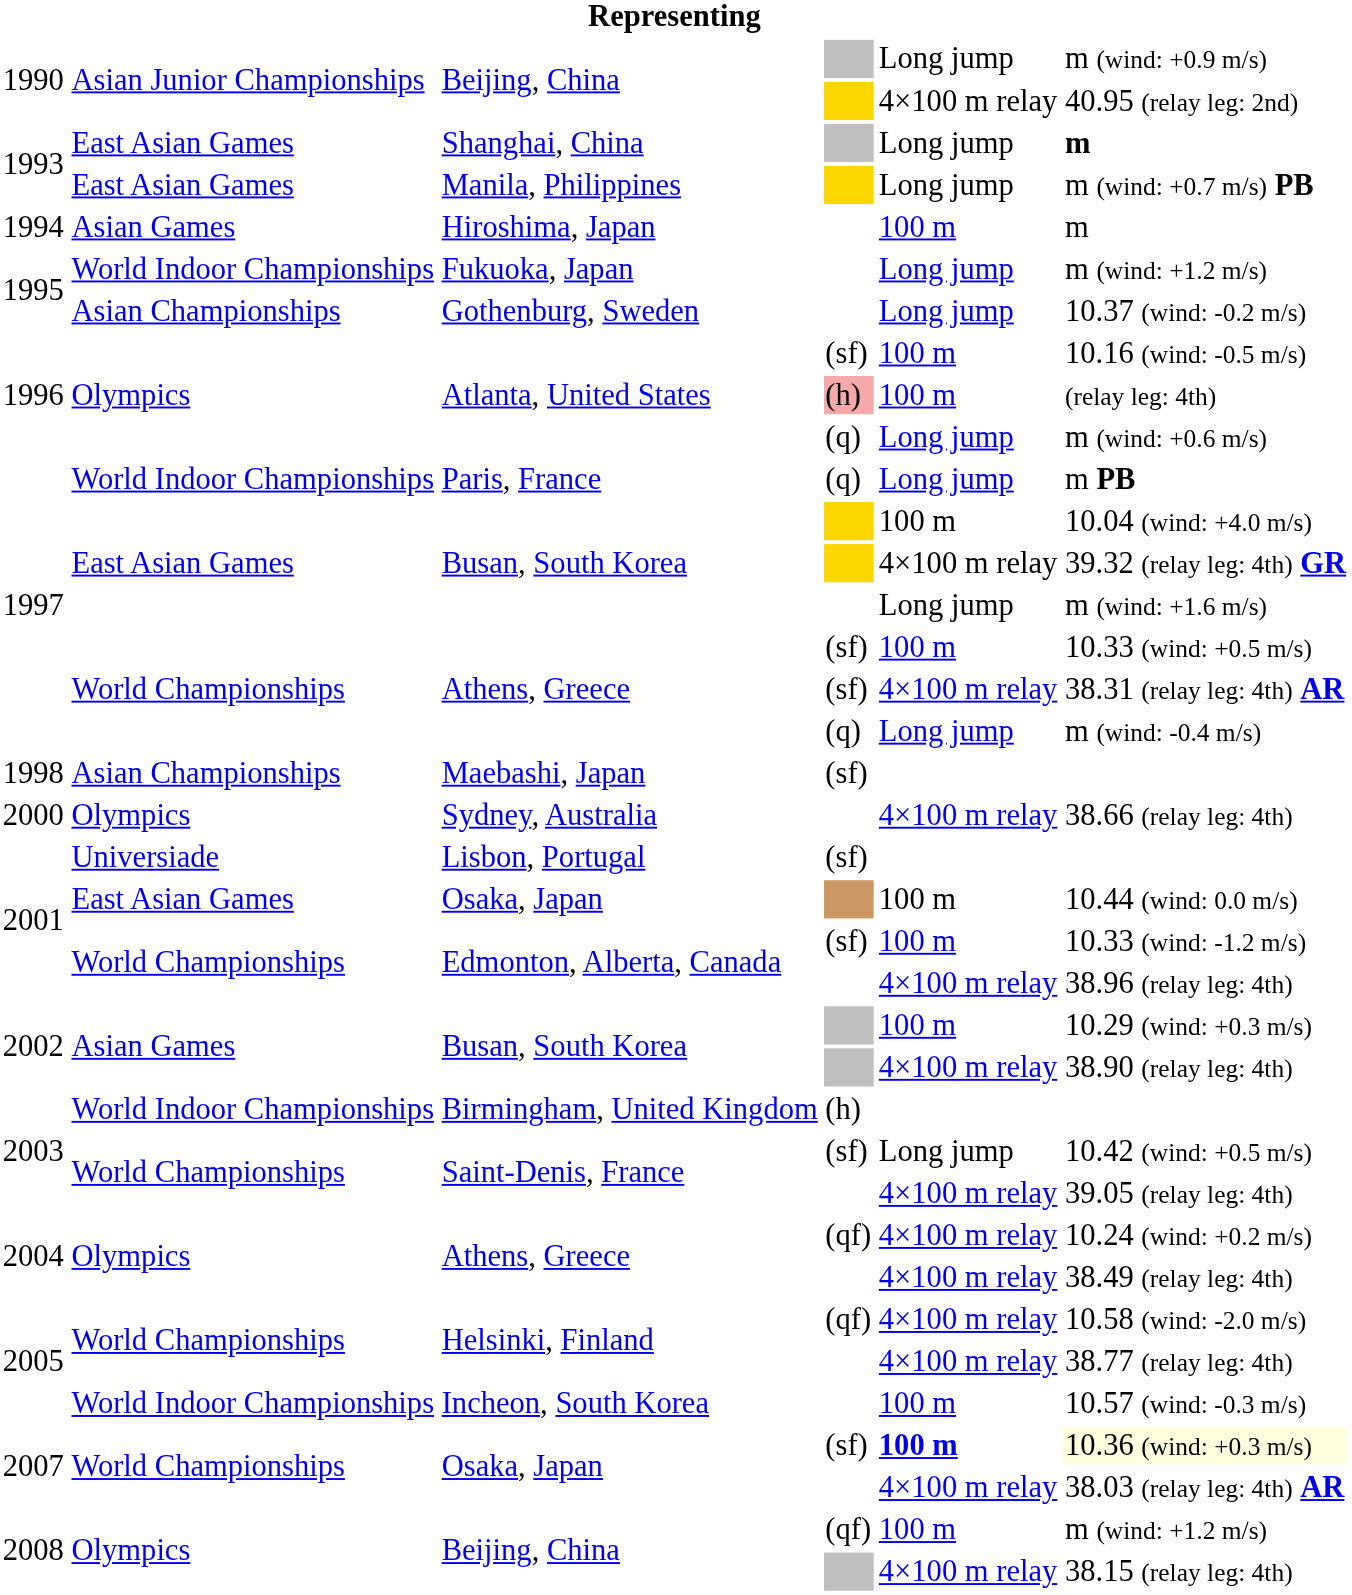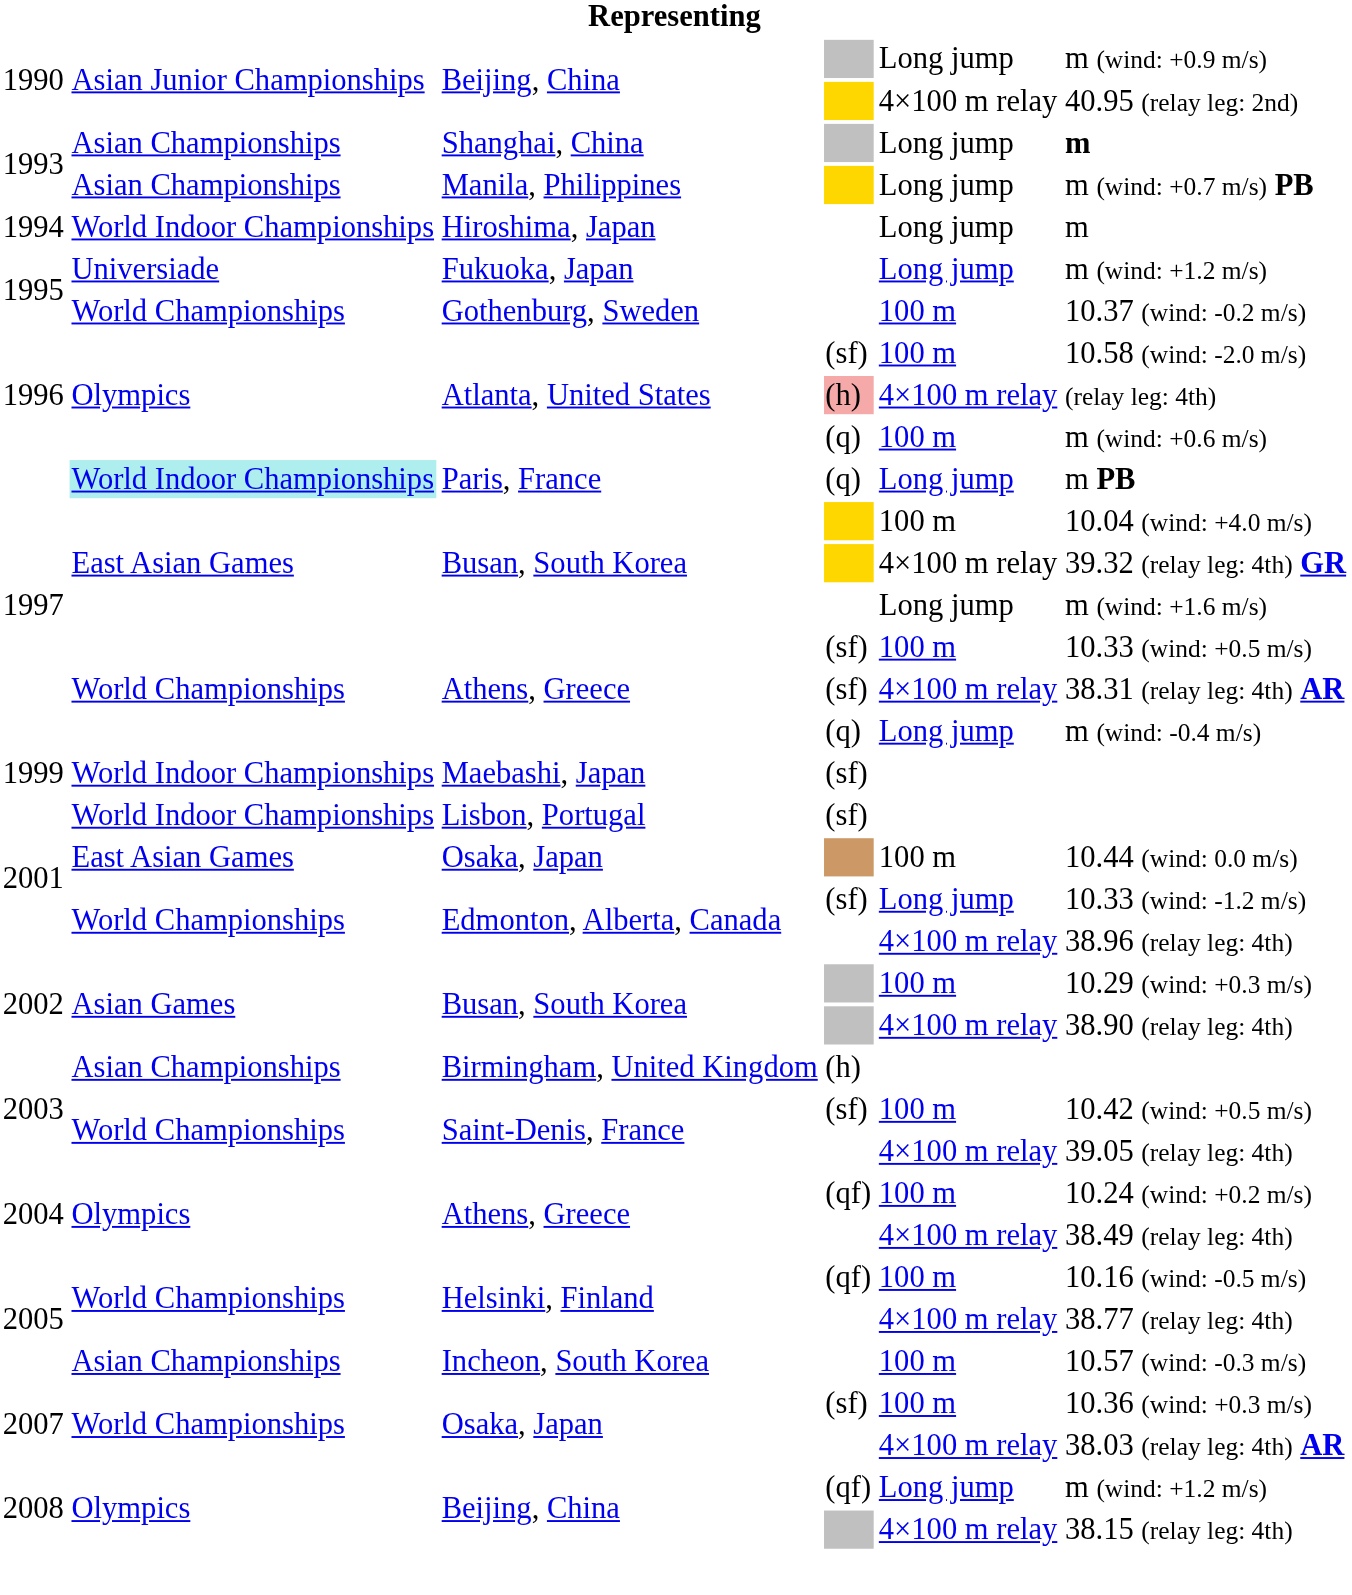(183, 142) East Asian Games -> (206, 142) Asian Championships
(183, 184) East Asian Games -> (206, 184) Asian Championships
(153, 226) Asian Games -> (253, 226) World Indoor Championships
(917, 226) 100 m -> (946, 226) Long jump
(253, 268) World Indoor Championships -> (145, 268) Universiade
(206, 310) Asian Championships -> (208, 310) World Championships
(946, 310) Long jump -> (917, 310) 100 m
(1186, 352) 10.16 (wind: -0.5 m/s) -> (1186, 352) 10.58 (wind: -2.0 m/s)
(917, 394) 100 m -> (968, 394) 4×100 m relay
(946, 436) Long jump -> (917, 436) 100 m
(253, 478) no background -> (253, 478) paleturquoise background
(33, 772) 1998 -> (33, 772) 1999
(206, 772) Asian Championships -> (253, 772) World Indoor Championships
- row: (549, 814)
(145, 856) Universiade -> (253, 814) World Indoor Championships
(917, 940) 100 m -> (946, 898) Long jump
(253, 1108) World Indoor Championships -> (206, 1066) Asian Championships
(946, 1151) Long jump -> (917, 1108) 100 m
(968, 1235) 4×100 m relay -> (917, 1193) 100 m
(968, 1319) 4×100 m relay -> (917, 1277) 100 m
(1186, 1319) 10.58 (wind: -2.0 m/s) -> (1186, 1277) 10.16 (wind: -0.5 m/s)
(253, 1403) World Indoor Championships -> (206, 1361) Asian Championships
(918, 1445) bold -> (917, 1403) normal
(1188, 1445) lightyellow background -> (1188, 1403) no background
(917, 1529) 100 m -> (946, 1487) Long jump
